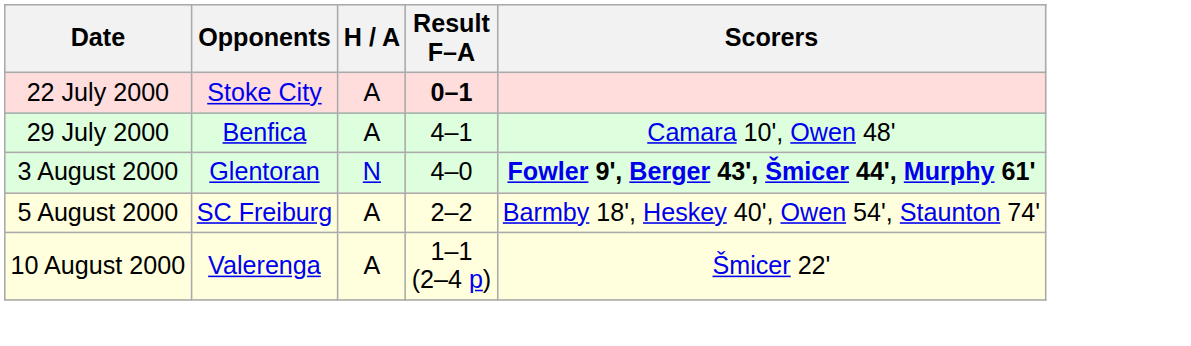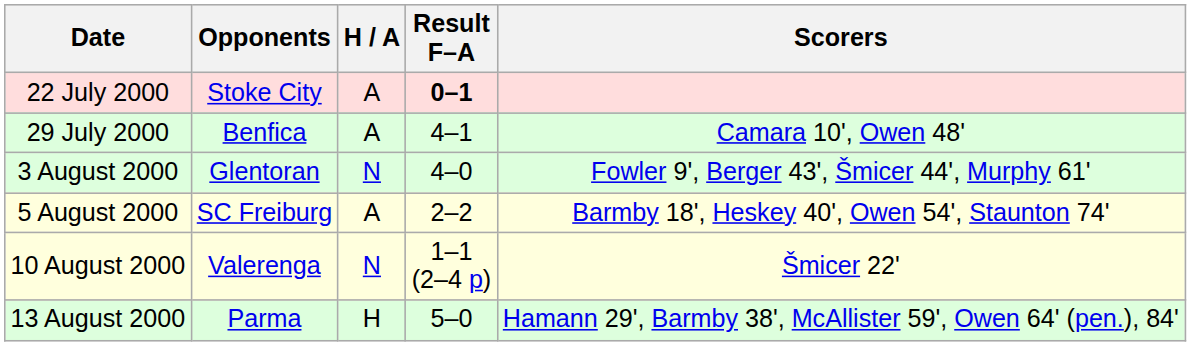(771, 172) bold -> (841, 172) normal
(372, 266) A -> (372, 266) N
+ row: (98, 319)
